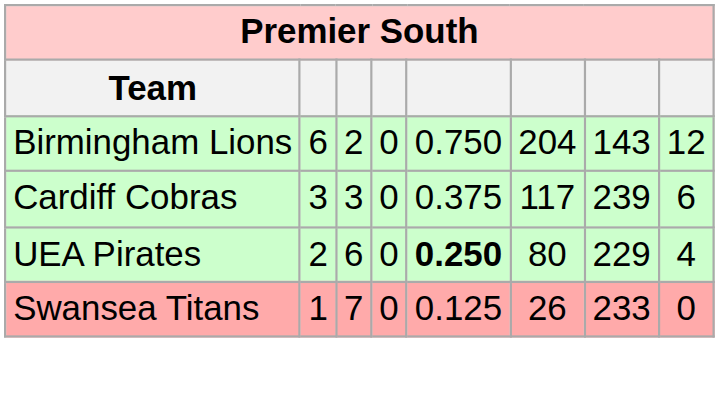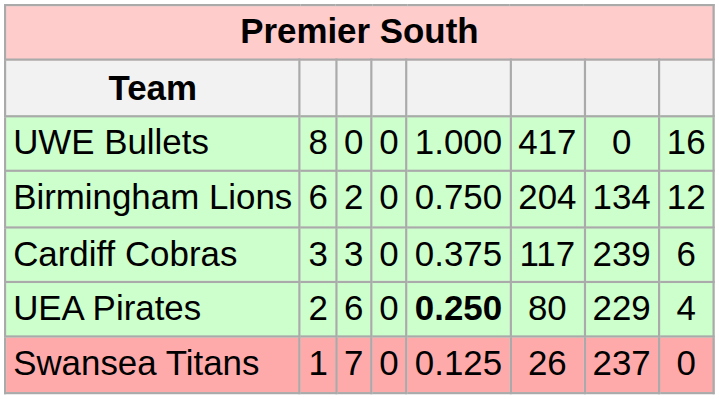+ row: (111, 142)
(622, 142) 143 -> (622, 198) 134
(622, 308) 233 -> (622, 364) 237
